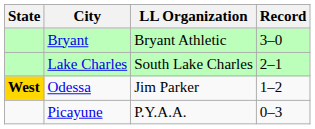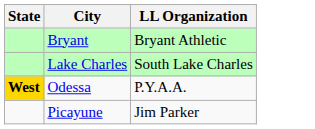- column: (283, 16)
(167, 87) Jim Parker -> (160, 87) P.Y.A.A.
(160, 111) P.Y.A.A. -> (167, 111) Jim Parker
